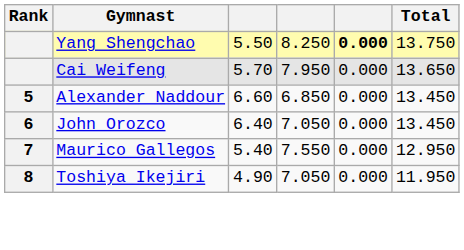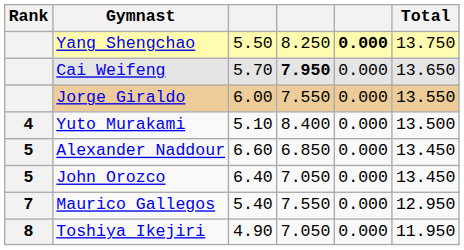(306, 72) normal -> (306, 72) bold
+ row: (121, 99)
+ row: (121, 125)
(29, 125) 6 -> (29, 179) 5
